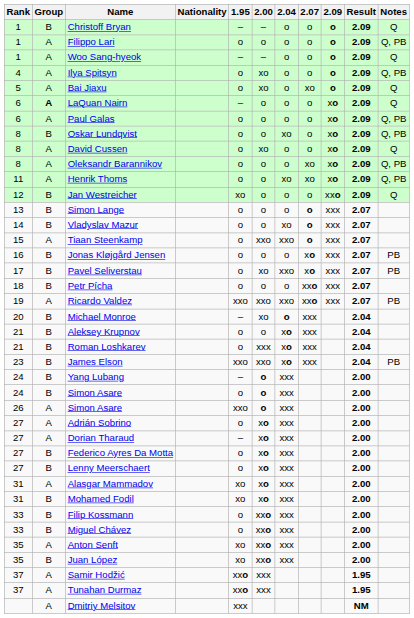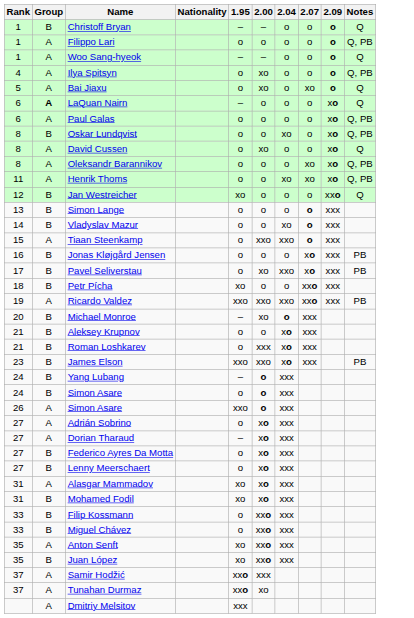- column: (361, 12)
(240, 286) o -> (240, 286) xo
(263, 590) xxx -> (263, 590) xo
